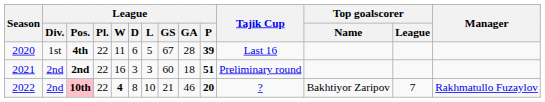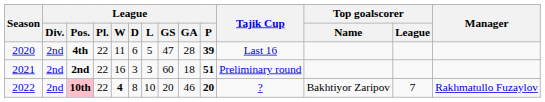(55, 51) 1st -> (55, 51) 2nd
(168, 51) 67 -> (168, 51) 47
(168, 88) 21 -> (168, 88) 20
